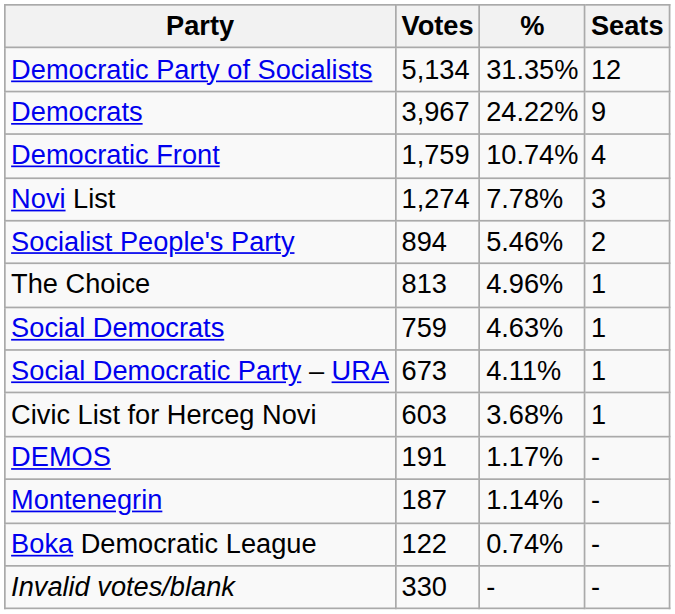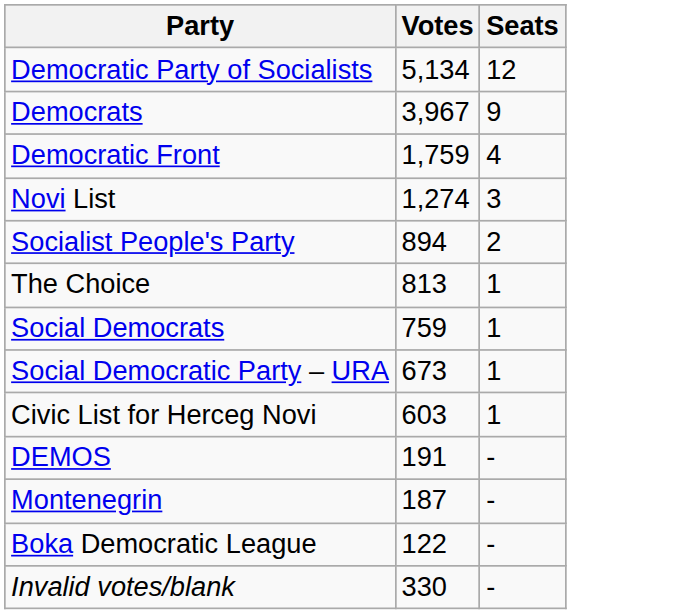- column: (532, 26)
